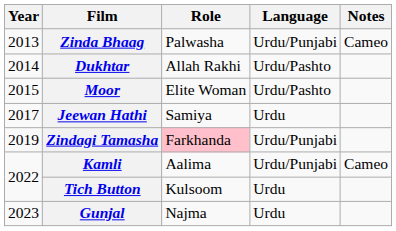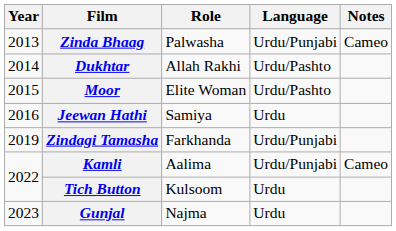(24, 115) 2017 -> (24, 115) 2016
(198, 139) pink background -> (198, 139) no background
